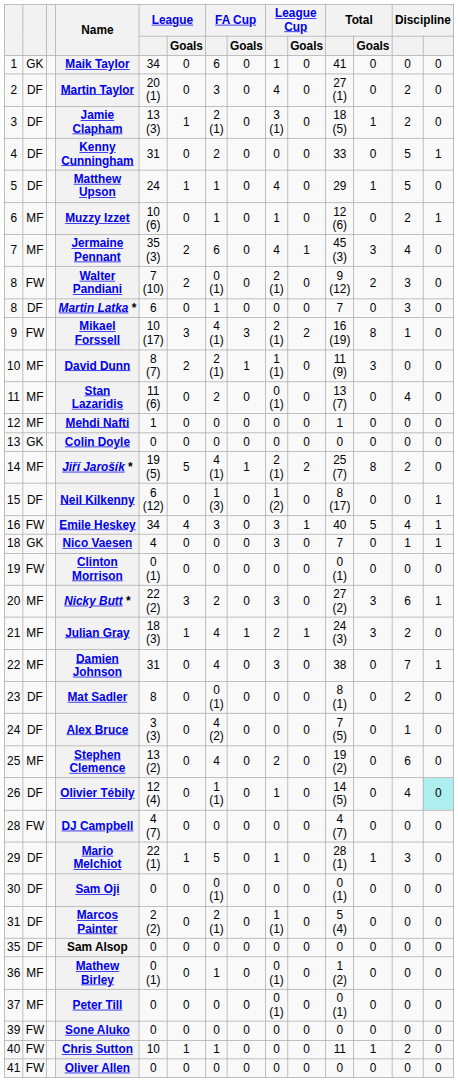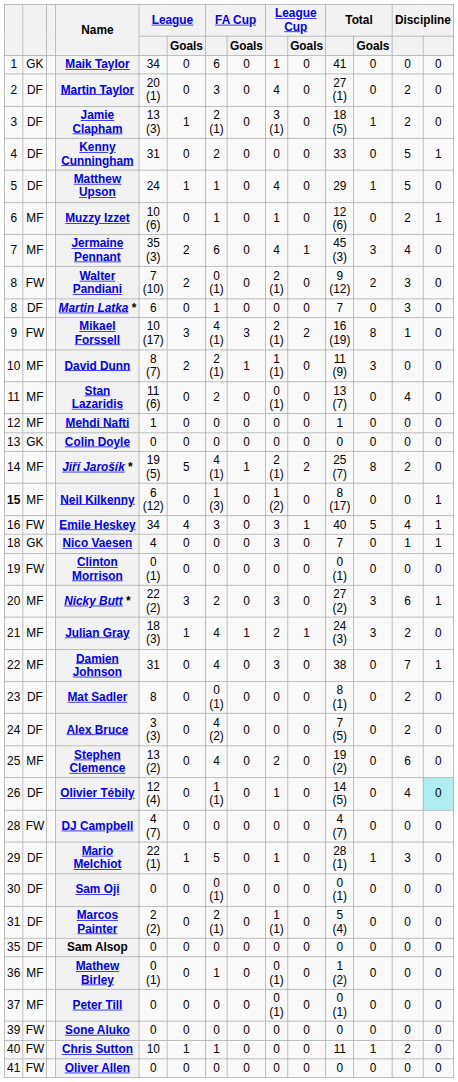(14, 499) normal -> (14, 499) bold
(35, 499) DF -> (35, 499) MF
(408, 729) 1 -> (408, 729) 2
